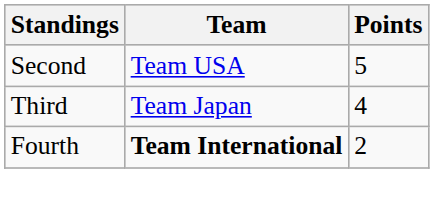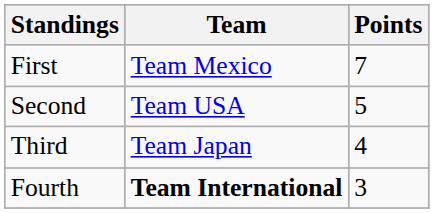+ row: (34, 65)
(361, 146) 2 -> (361, 187) 3
